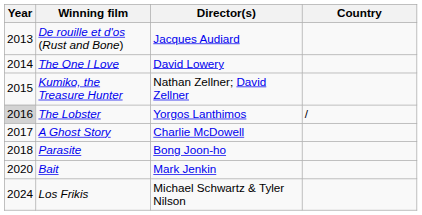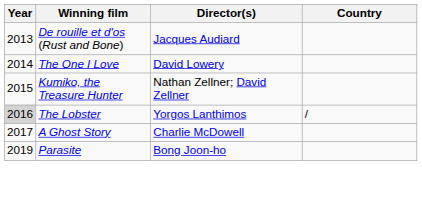(20, 151) 2018 -> (20, 151) 2019
- row: (48, 169)
- row: (63, 194)
